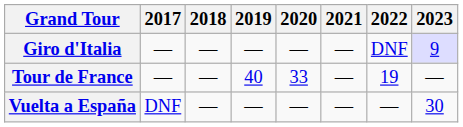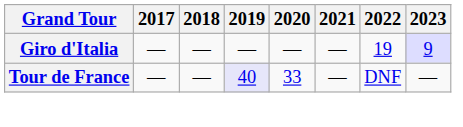(389, 48) DNF -> (383, 48) 19
(253, 77) no background -> (247, 77) lavender background
(389, 77) 19 -> (383, 77) DNF
- row: (72, 106)
